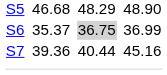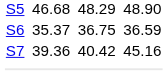(97, 30) lightgrey background -> (97, 30) no background
(142, 30) 36.99 -> (142, 30) 36.59
(97, 51) 40.44 -> (97, 51) 40.42
